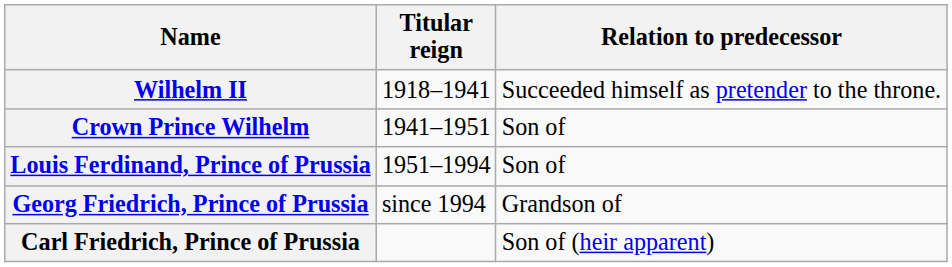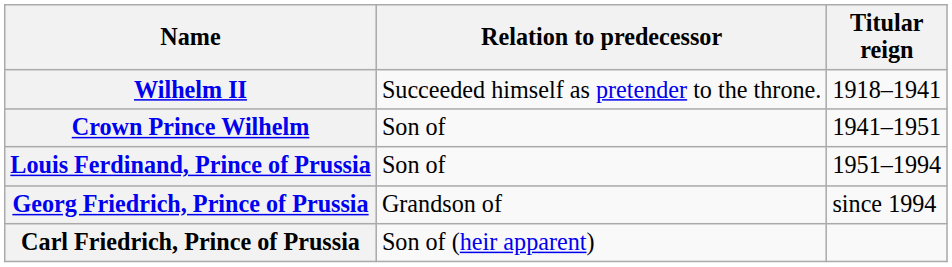columns swapped: (436, 37) <-> (721, 37)
